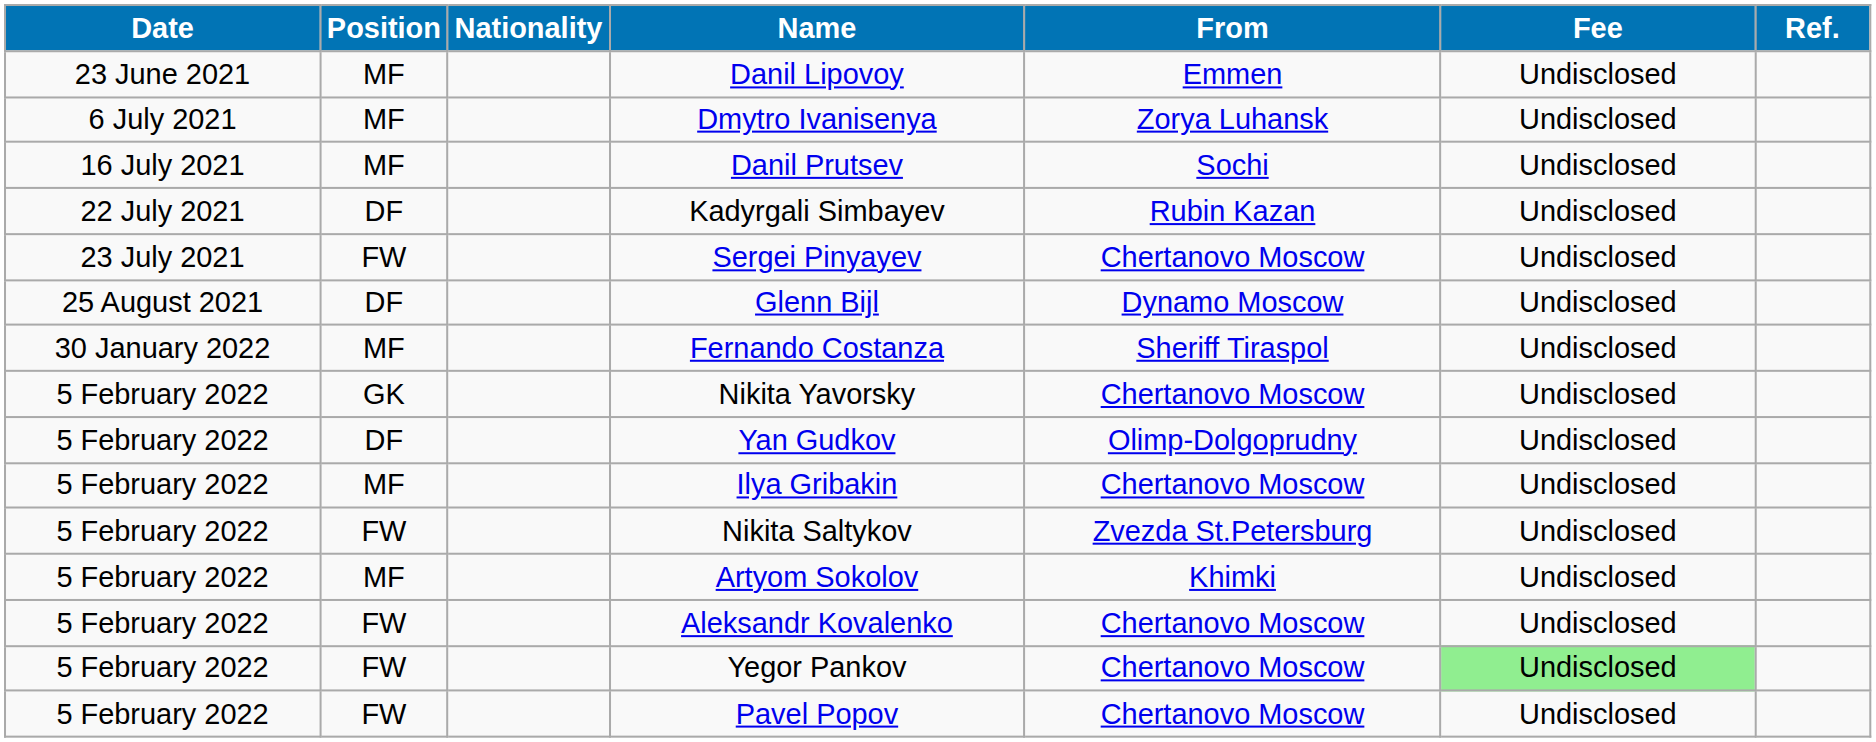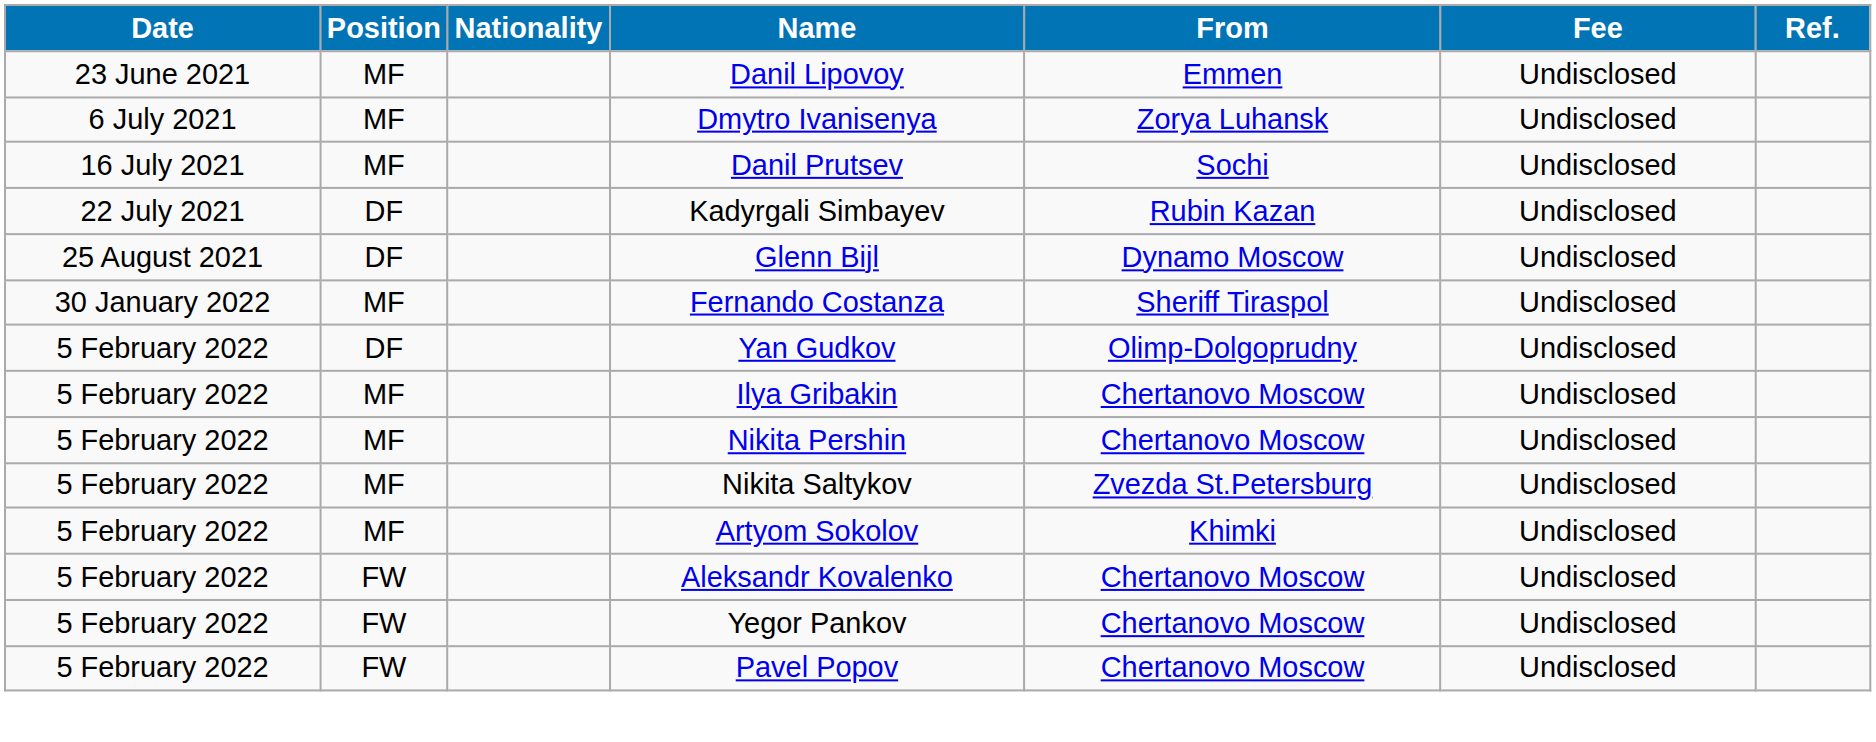- row: (817, 257)
- row: (817, 394)
+ row: (817, 440)
(384, 531) FW -> (384, 486) MF
(1598, 668) lightgreen background -> (1598, 623) no background
